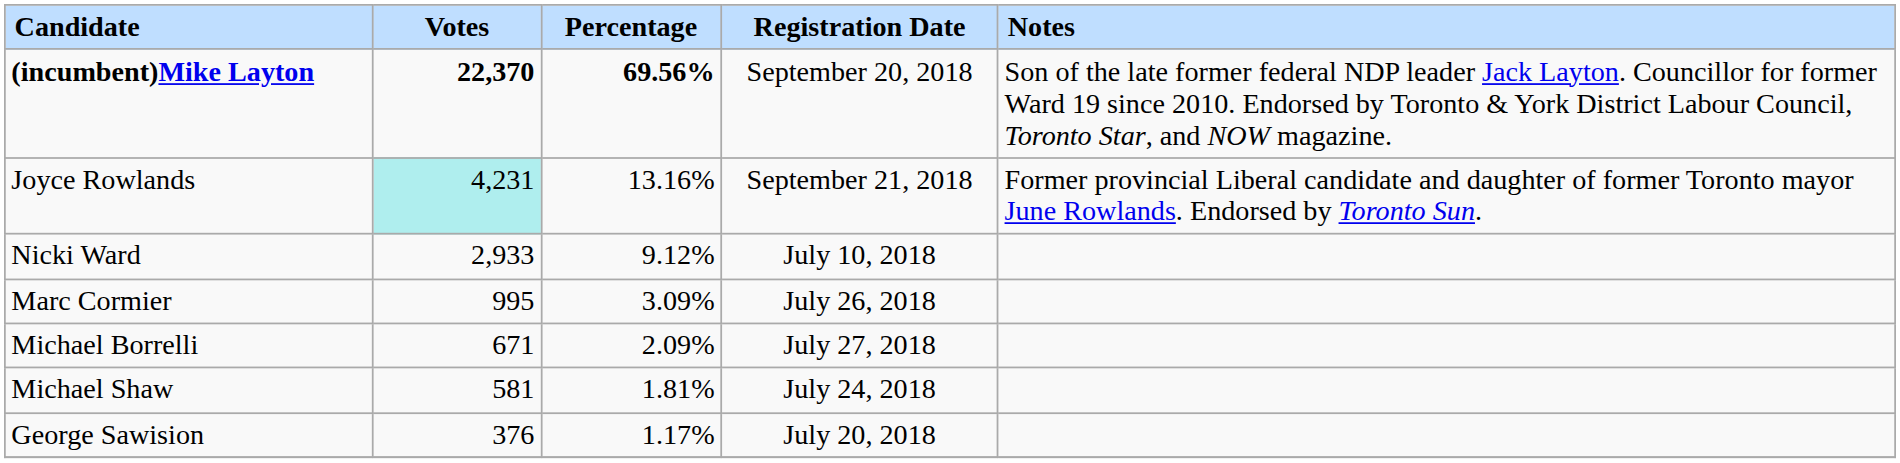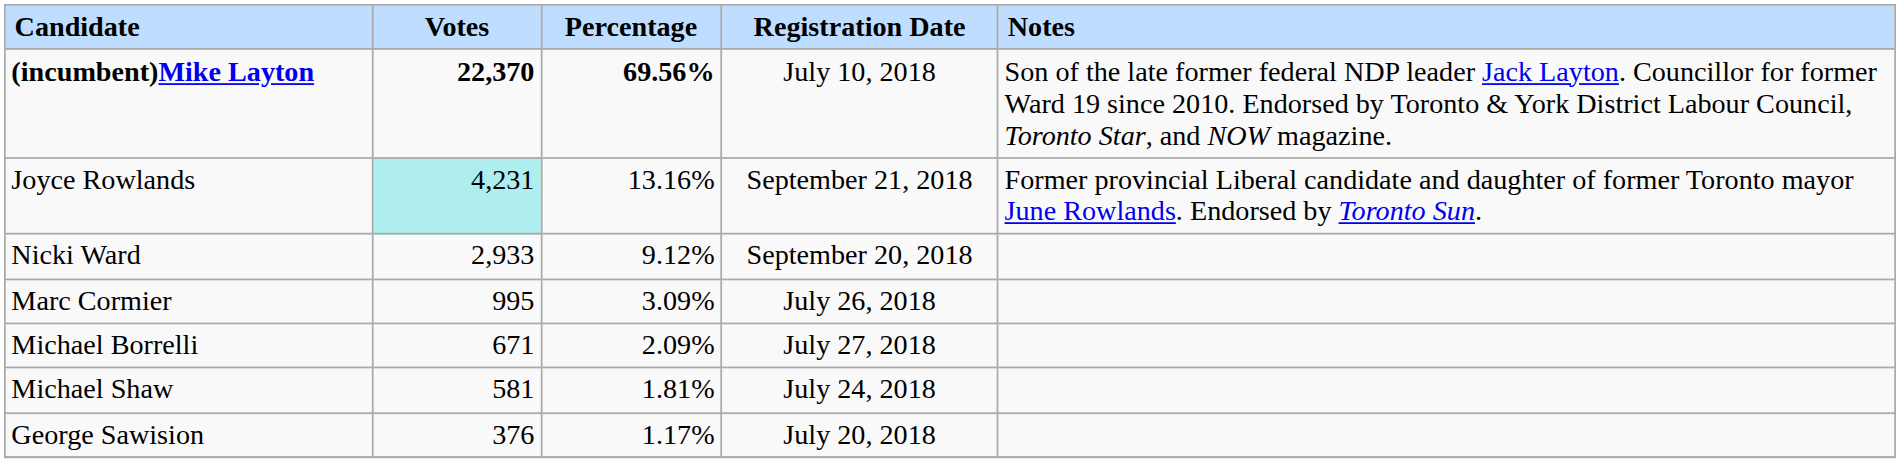(860, 71) September 20, 2018 -> (860, 71) July 10, 2018
(860, 255) July 10, 2018 -> (860, 255) September 20, 2018
